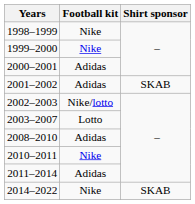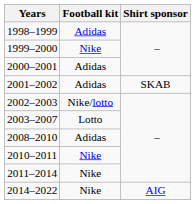(90, 31) Nike -> (90, 31) Adidas
(90, 173) Adidas -> (90, 173) Nike
(156, 191) SKAB -> (156, 191) AIG
